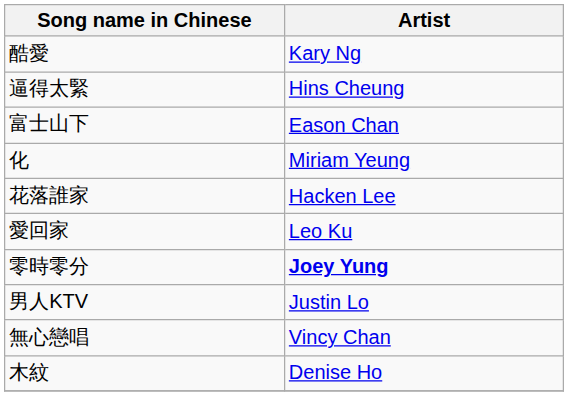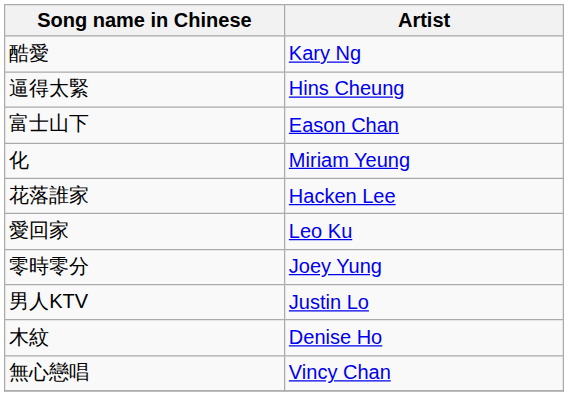(339, 266) bold -> (335, 266) normal
rows swapped: (49, 337) <-> (29, 372)
